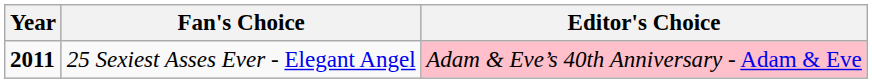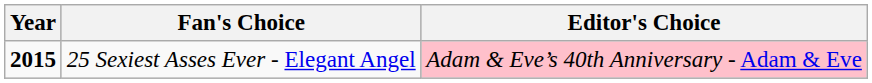(32, 59) 2011 -> (33, 59) 2015
